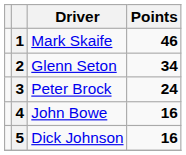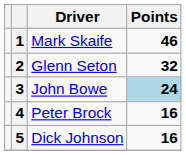(169, 65) 34 -> (169, 65) 32
(71, 89) Peter Brock -> (69, 89) John Bowe
(169, 89) no background -> (169, 89) lightblue background
(69, 113) John Bowe -> (71, 113) Peter Brock
